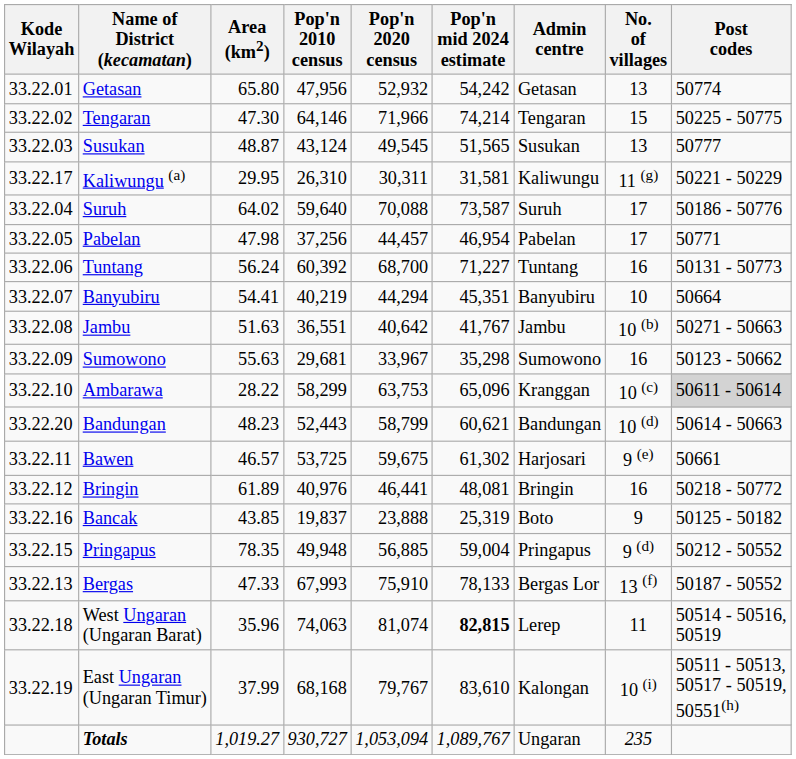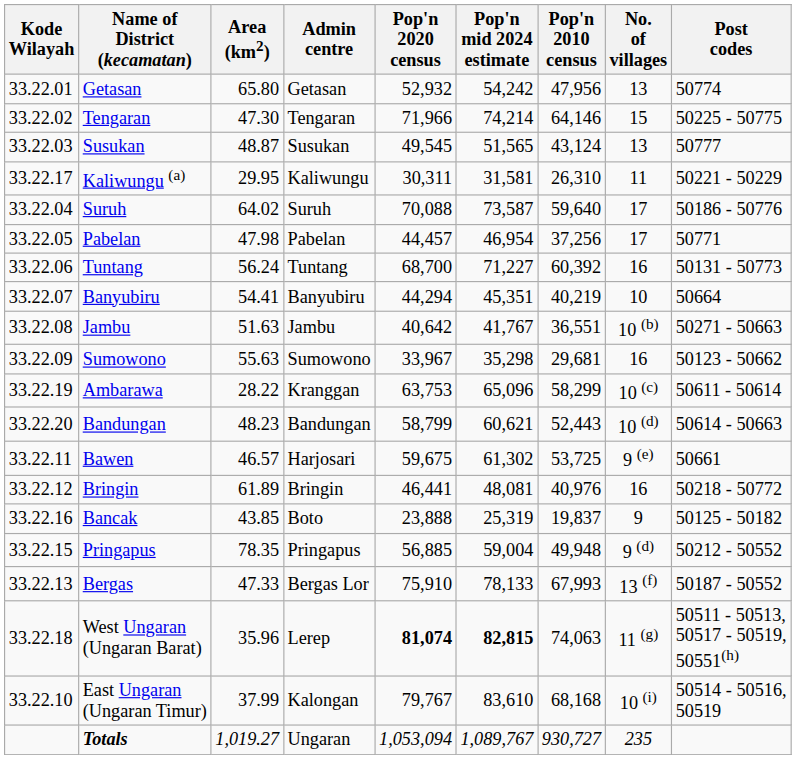columns swapped: (317, 39) <-> (560, 39)
(638, 178) 11 (g) -> (638, 178) 11
(41, 390) 33.22.10 -> (41, 390) 33.22.19
(728, 390) lightgrey background -> (728, 390) no background
(403, 625) normal -> (427, 638) bold
(638, 625) 11 -> (638, 638) 11 (g)
(731, 625) 50514 - 50516, 50519 -> (731, 638) 50511 - 50513, 50517 - 50519, 50551(h)
(41, 687) 33.22.19 -> (41, 700) 33.22.10
(731, 687) 50511 - 50513, 50517 - 50519, 50551(h) -> (731, 700) 50514 - 50516, 50519
